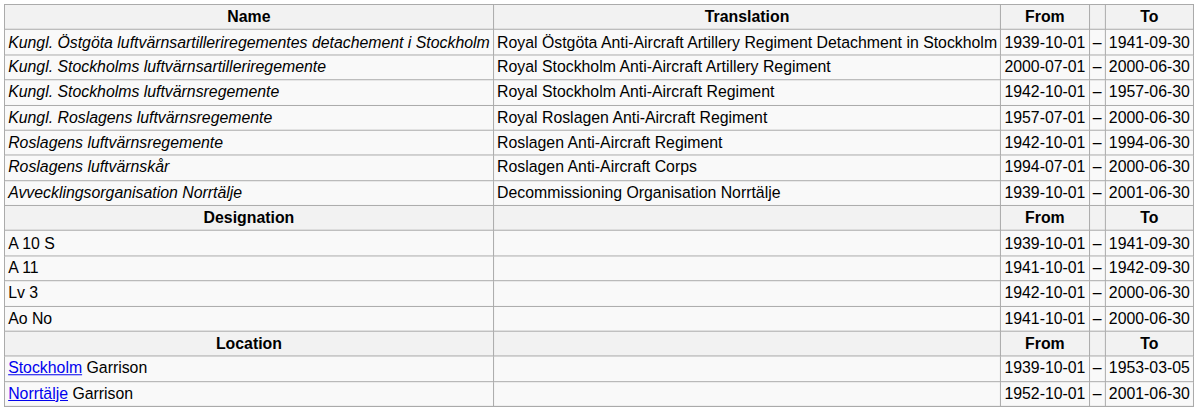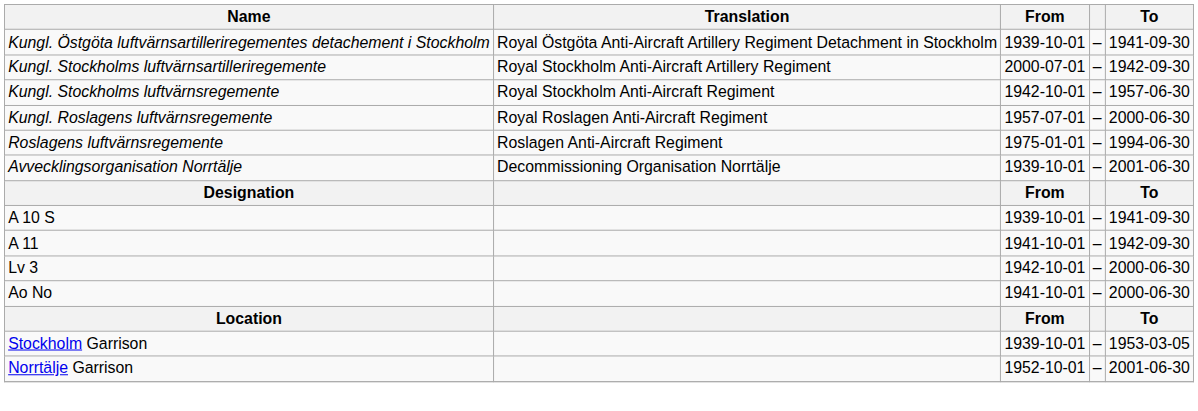(1149, 67) 2000-06-30 -> (1149, 67) 1942-09-30
(1045, 142) 1942-10-01 -> (1045, 142) 1975-01-01
- row: (89, 167)
